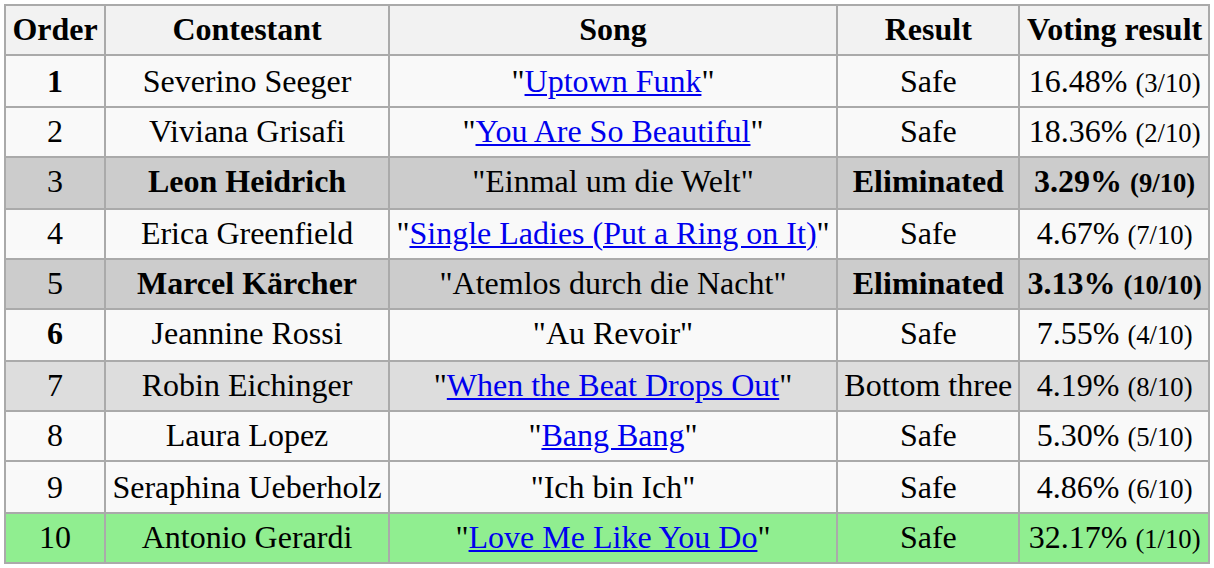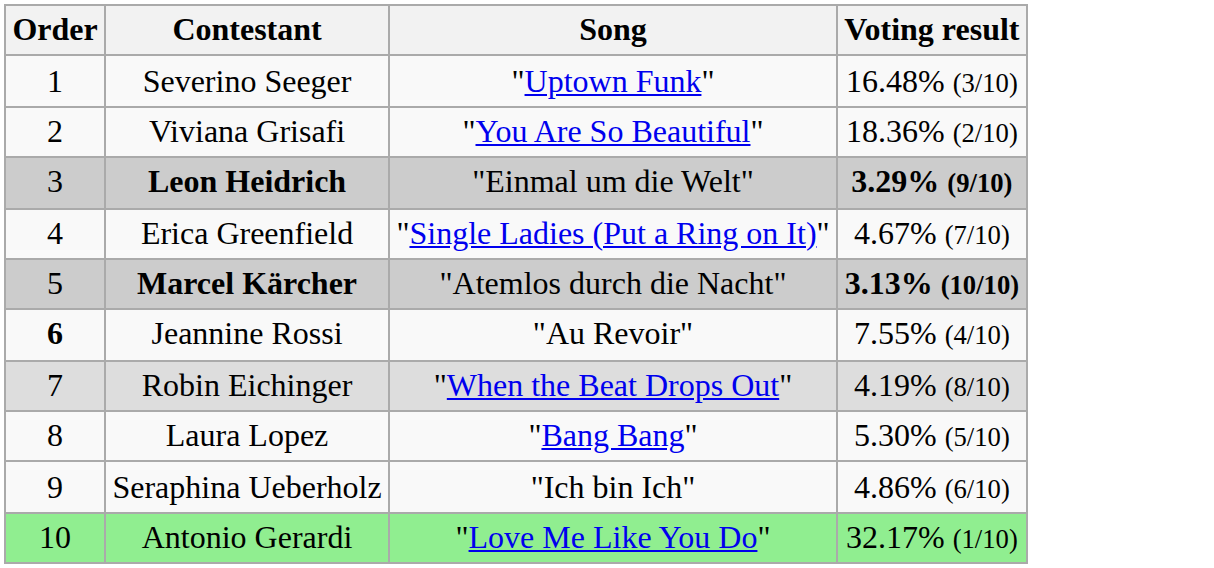- column: (928, 29)
(55, 80) bold -> (55, 80) normal
